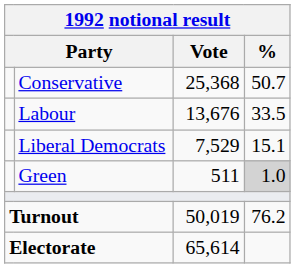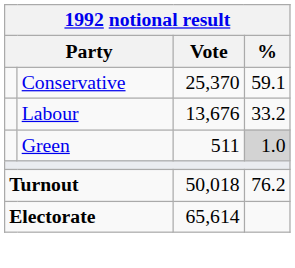(213, 82) 25,368 -> (213, 82) 25,370
(268, 82) 50.7 -> (268, 82) 59.1
(268, 113) 33.5 -> (268, 113) 33.2
- row: (92, 144)
(213, 216) 50,019 -> (213, 185) 50,018
